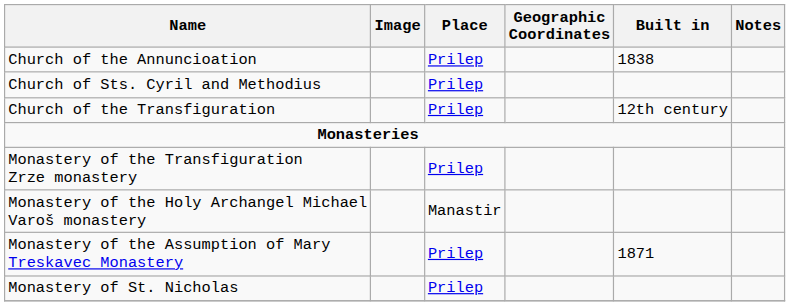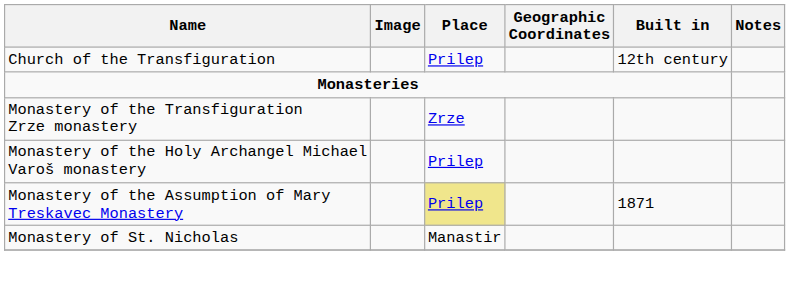- row: (133, 60)
- row: (165, 85)
(456, 169) Prilep -> (446, 119) Zrze
(465, 211) Manastir -> (456, 161) Prilep
(456, 254) no background -> (456, 204) khaki background
(456, 288) Prilep -> (465, 238) Manastir
